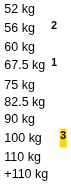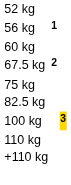(54, 25) 2 -> (54, 25) 1
(54, 63) 1 -> (54, 63) 2
- row: (20, 119)
